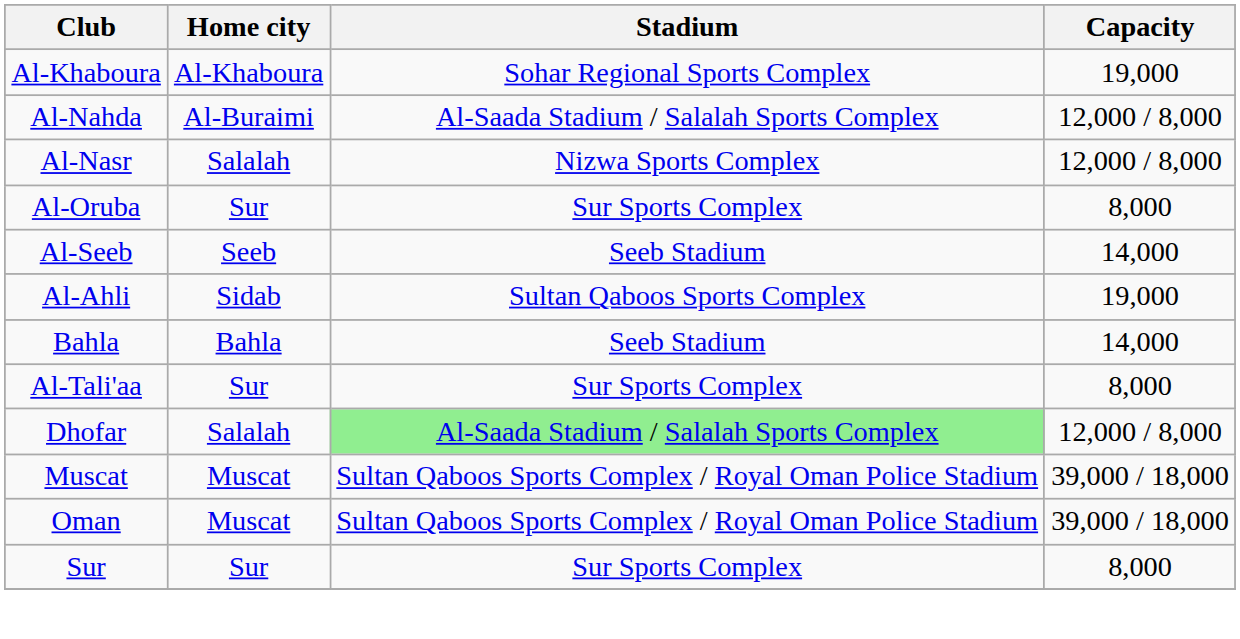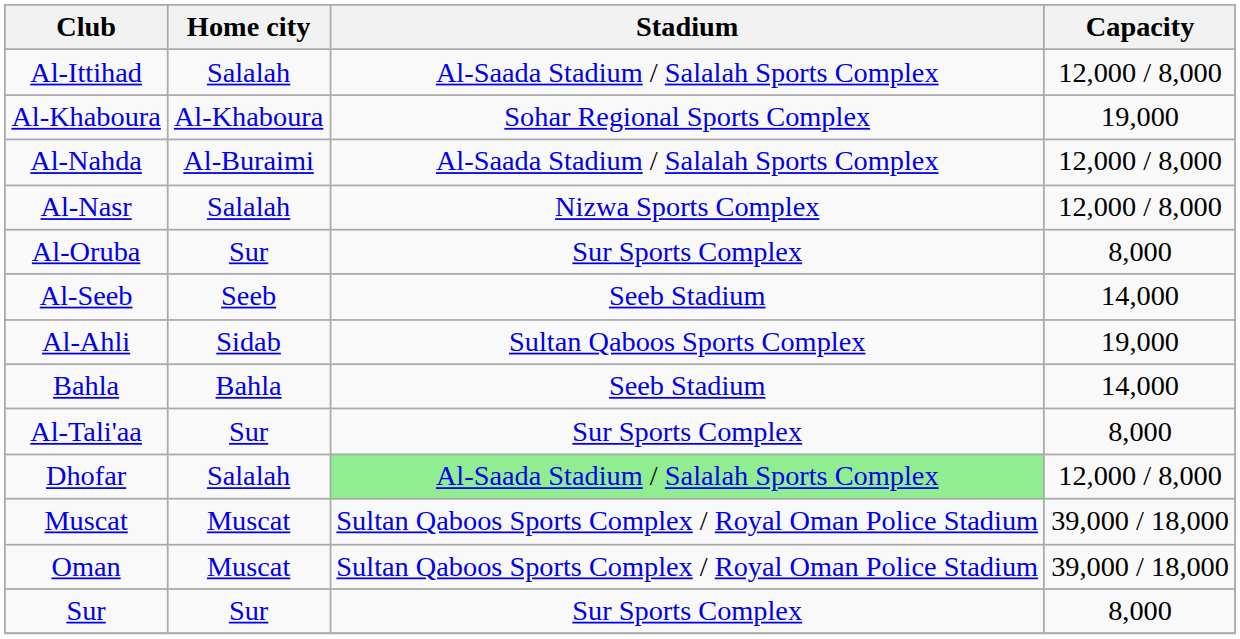+ row: (86, 71)
